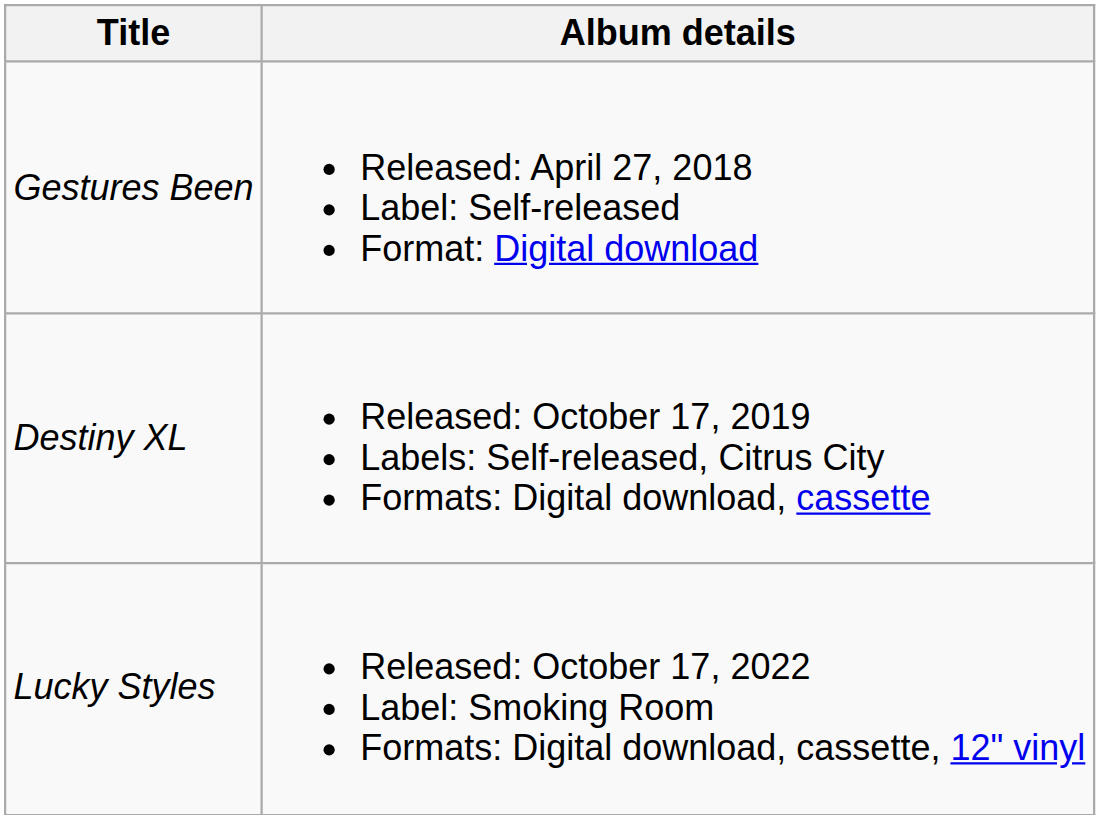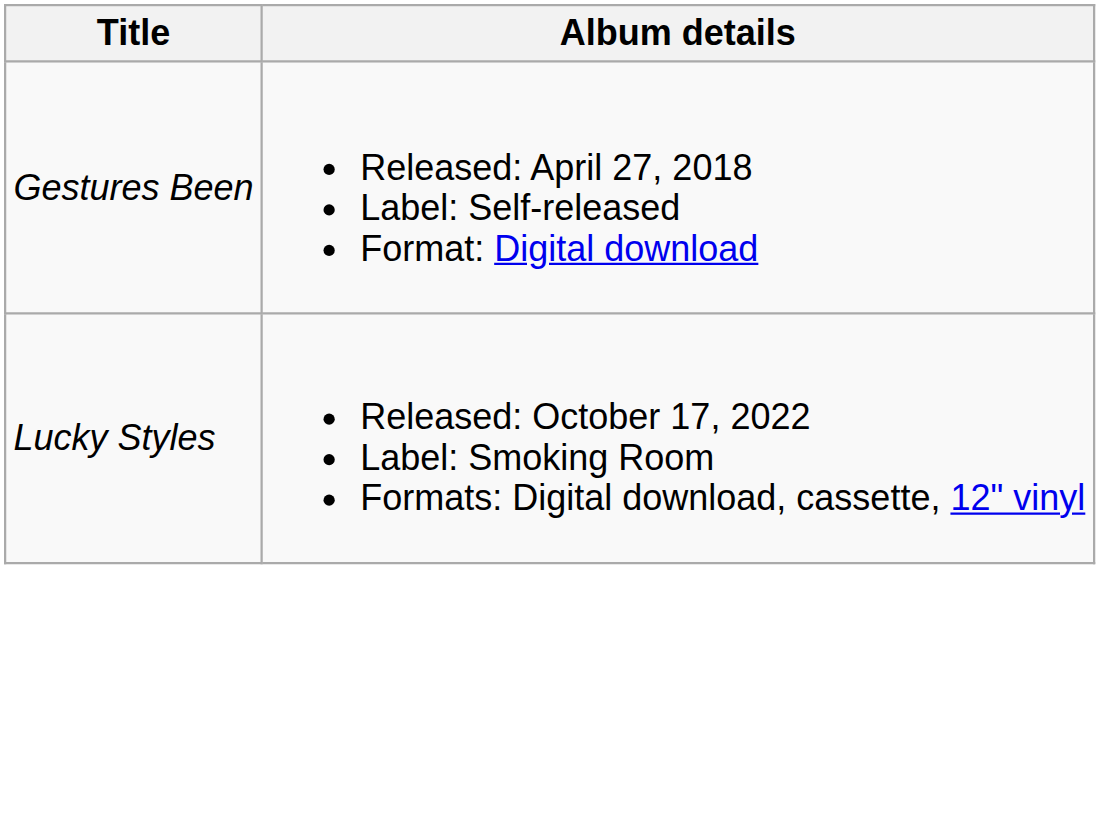- row: (100, 437)
